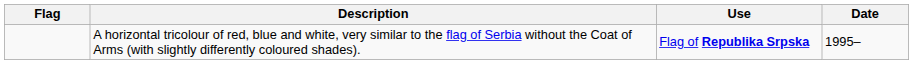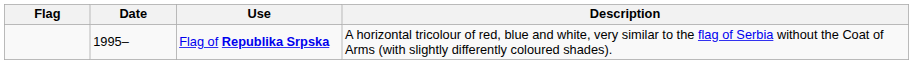columns swapped: (865, 14) <-> (373, 14)
